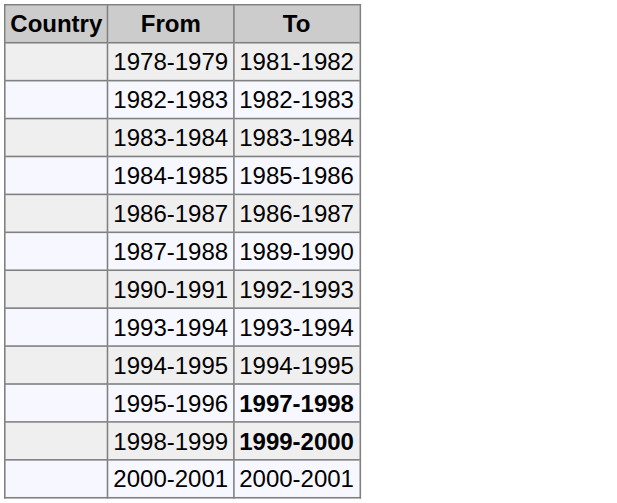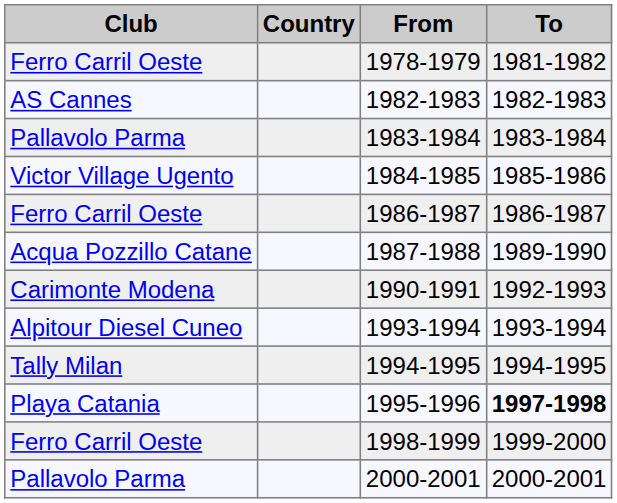+ column: (131, 24)
(297, 441) bold -> (549, 441) normal
